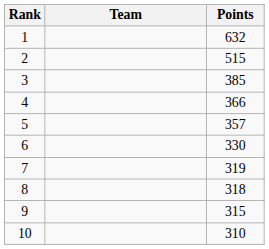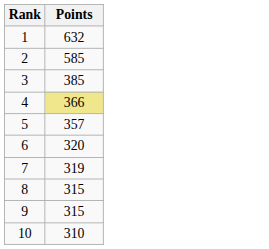- column: (126, 15)
(235, 59) 515 -> (74, 59) 585
(235, 102) no background -> (74, 102) khaki background
(235, 146) 330 -> (74, 146) 320
(235, 189) 318 -> (74, 189) 315
